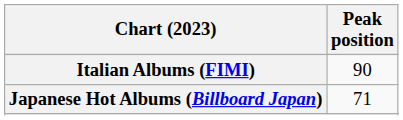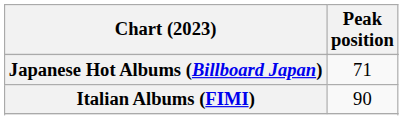rows swapped: (166, 69) <-> (166, 98)
